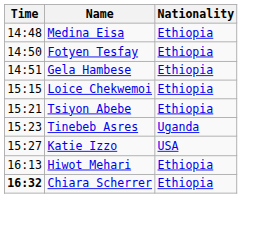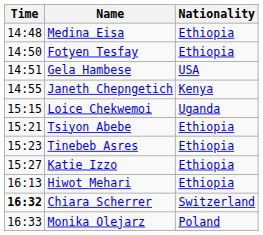(185, 70) Ethiopia -> (189, 70) USA
+ row: (110, 89)
(185, 89) Ethiopia -> (199, 108) Uganda
(178, 127) Uganda -> (206, 146) Ethiopia
(168, 146) USA -> (206, 165) Ethiopia
(185, 184) Ethiopia -> (217, 202) Switzerland
+ row: (96, 221)
